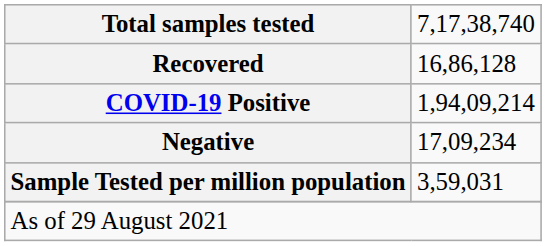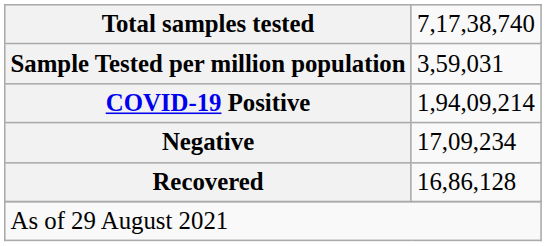rows swapped: (208, 181) <-> (208, 63)
